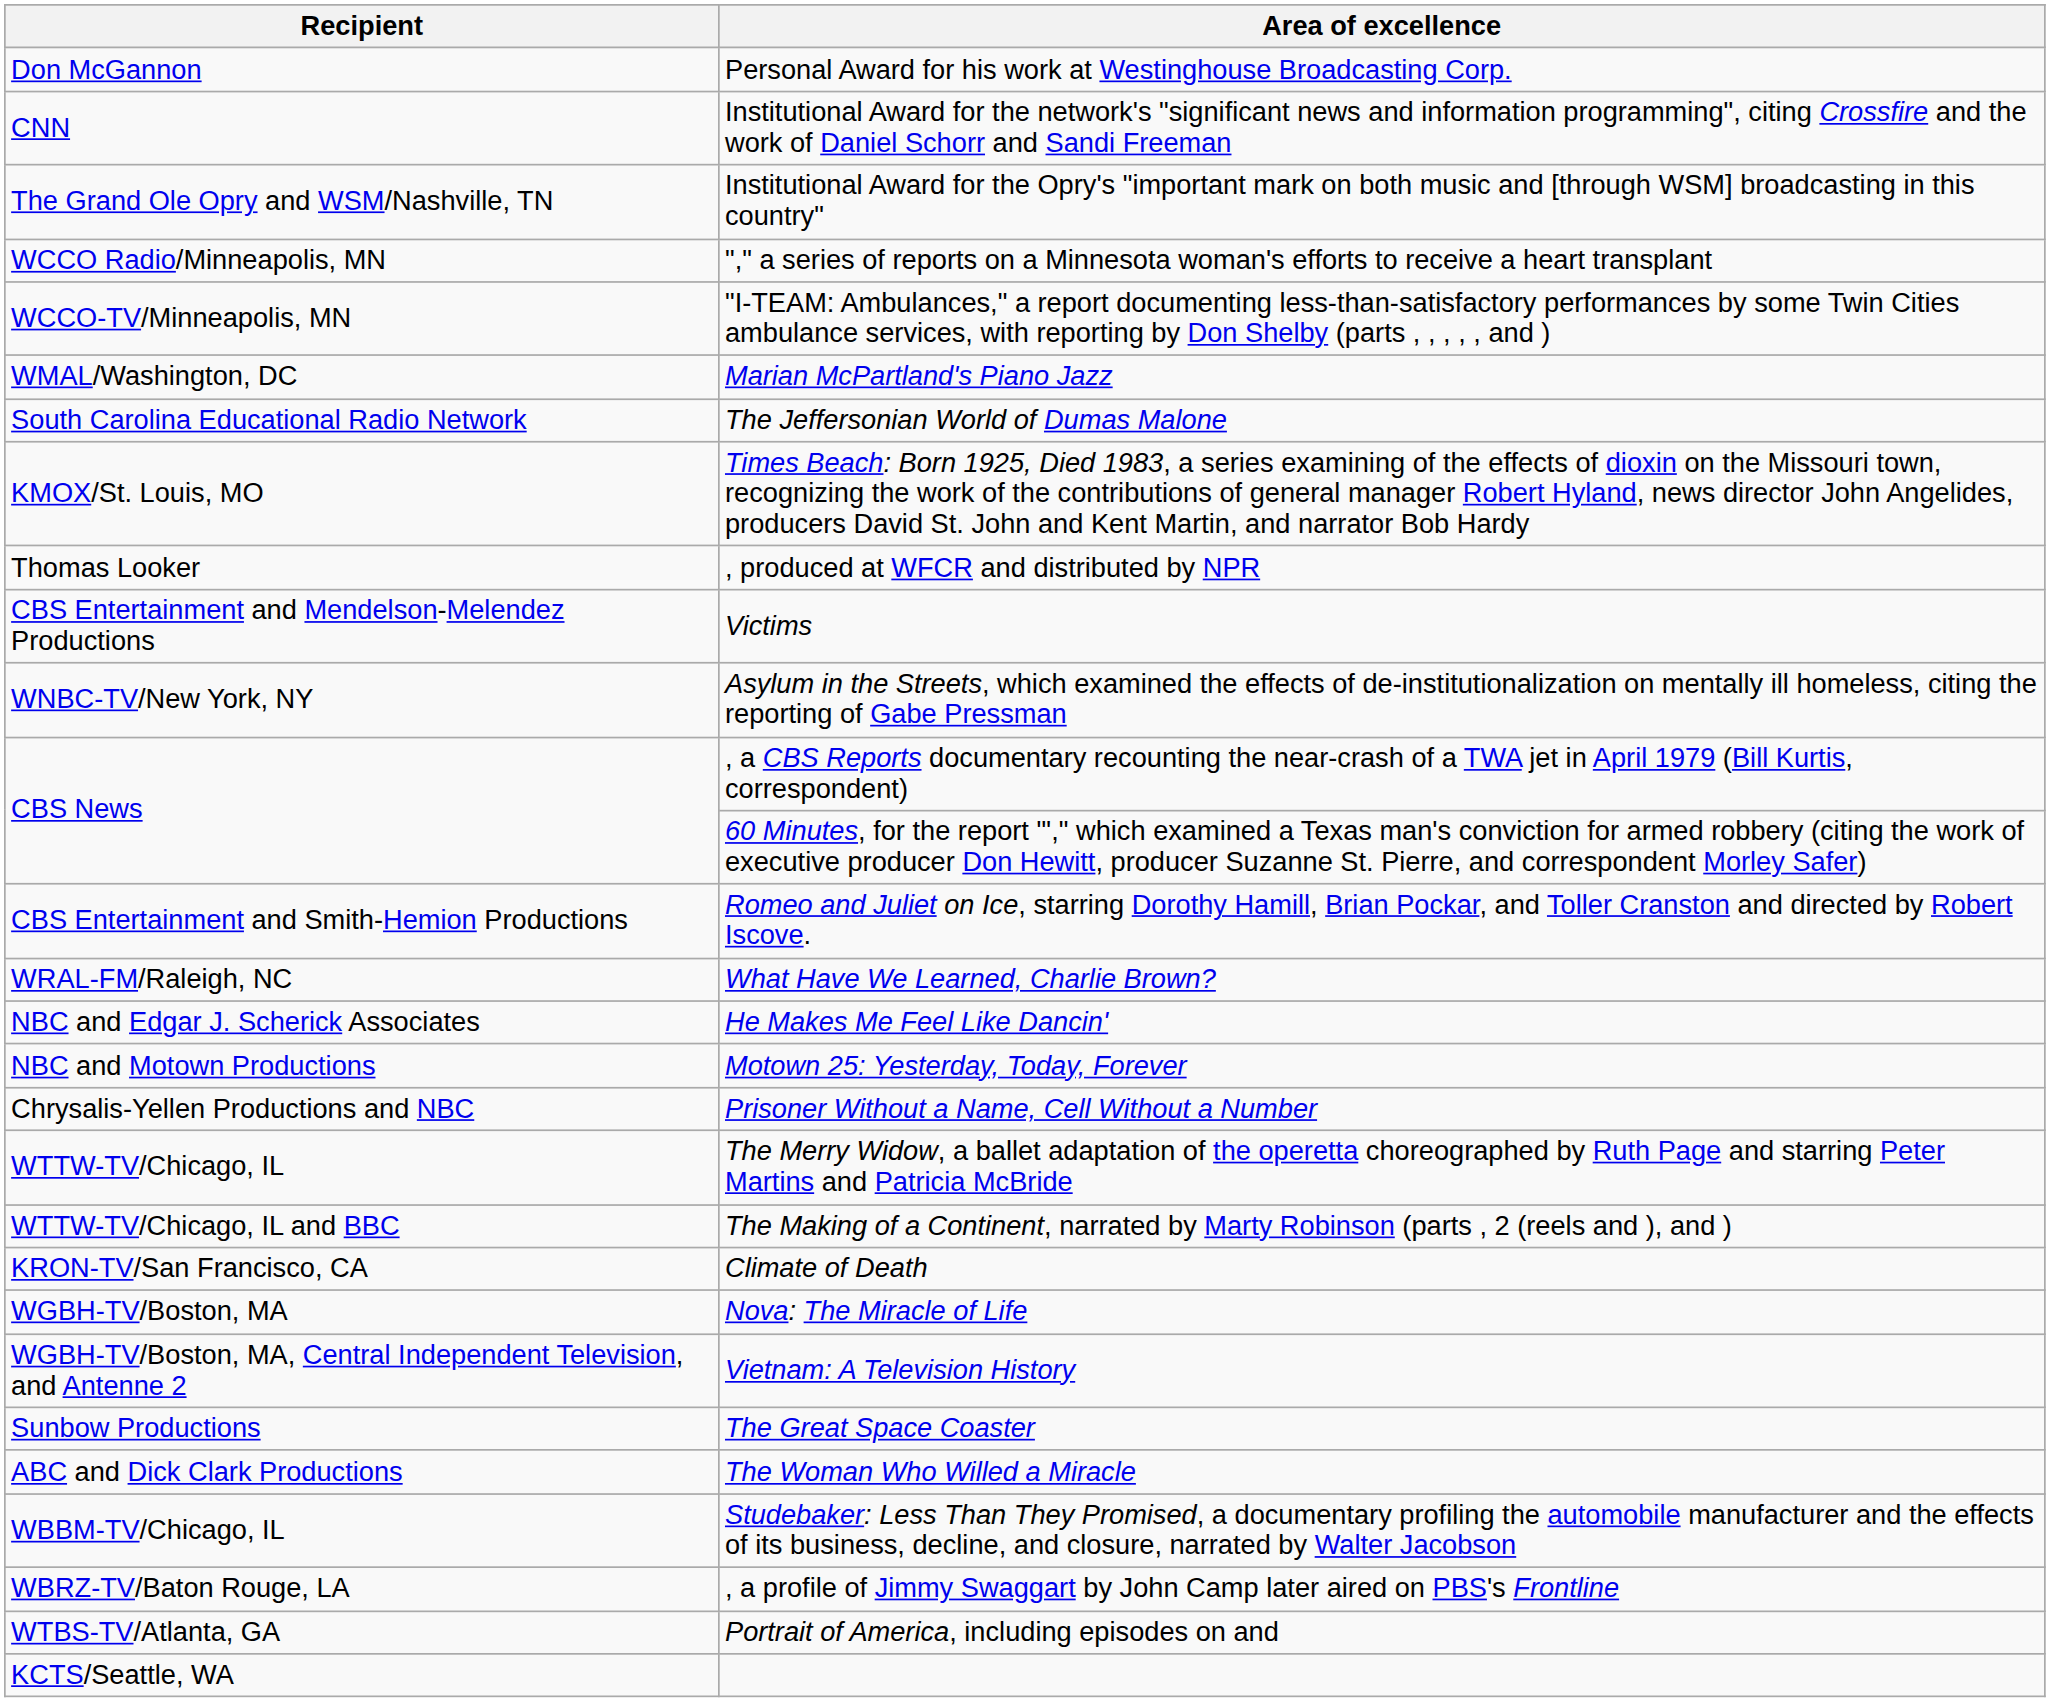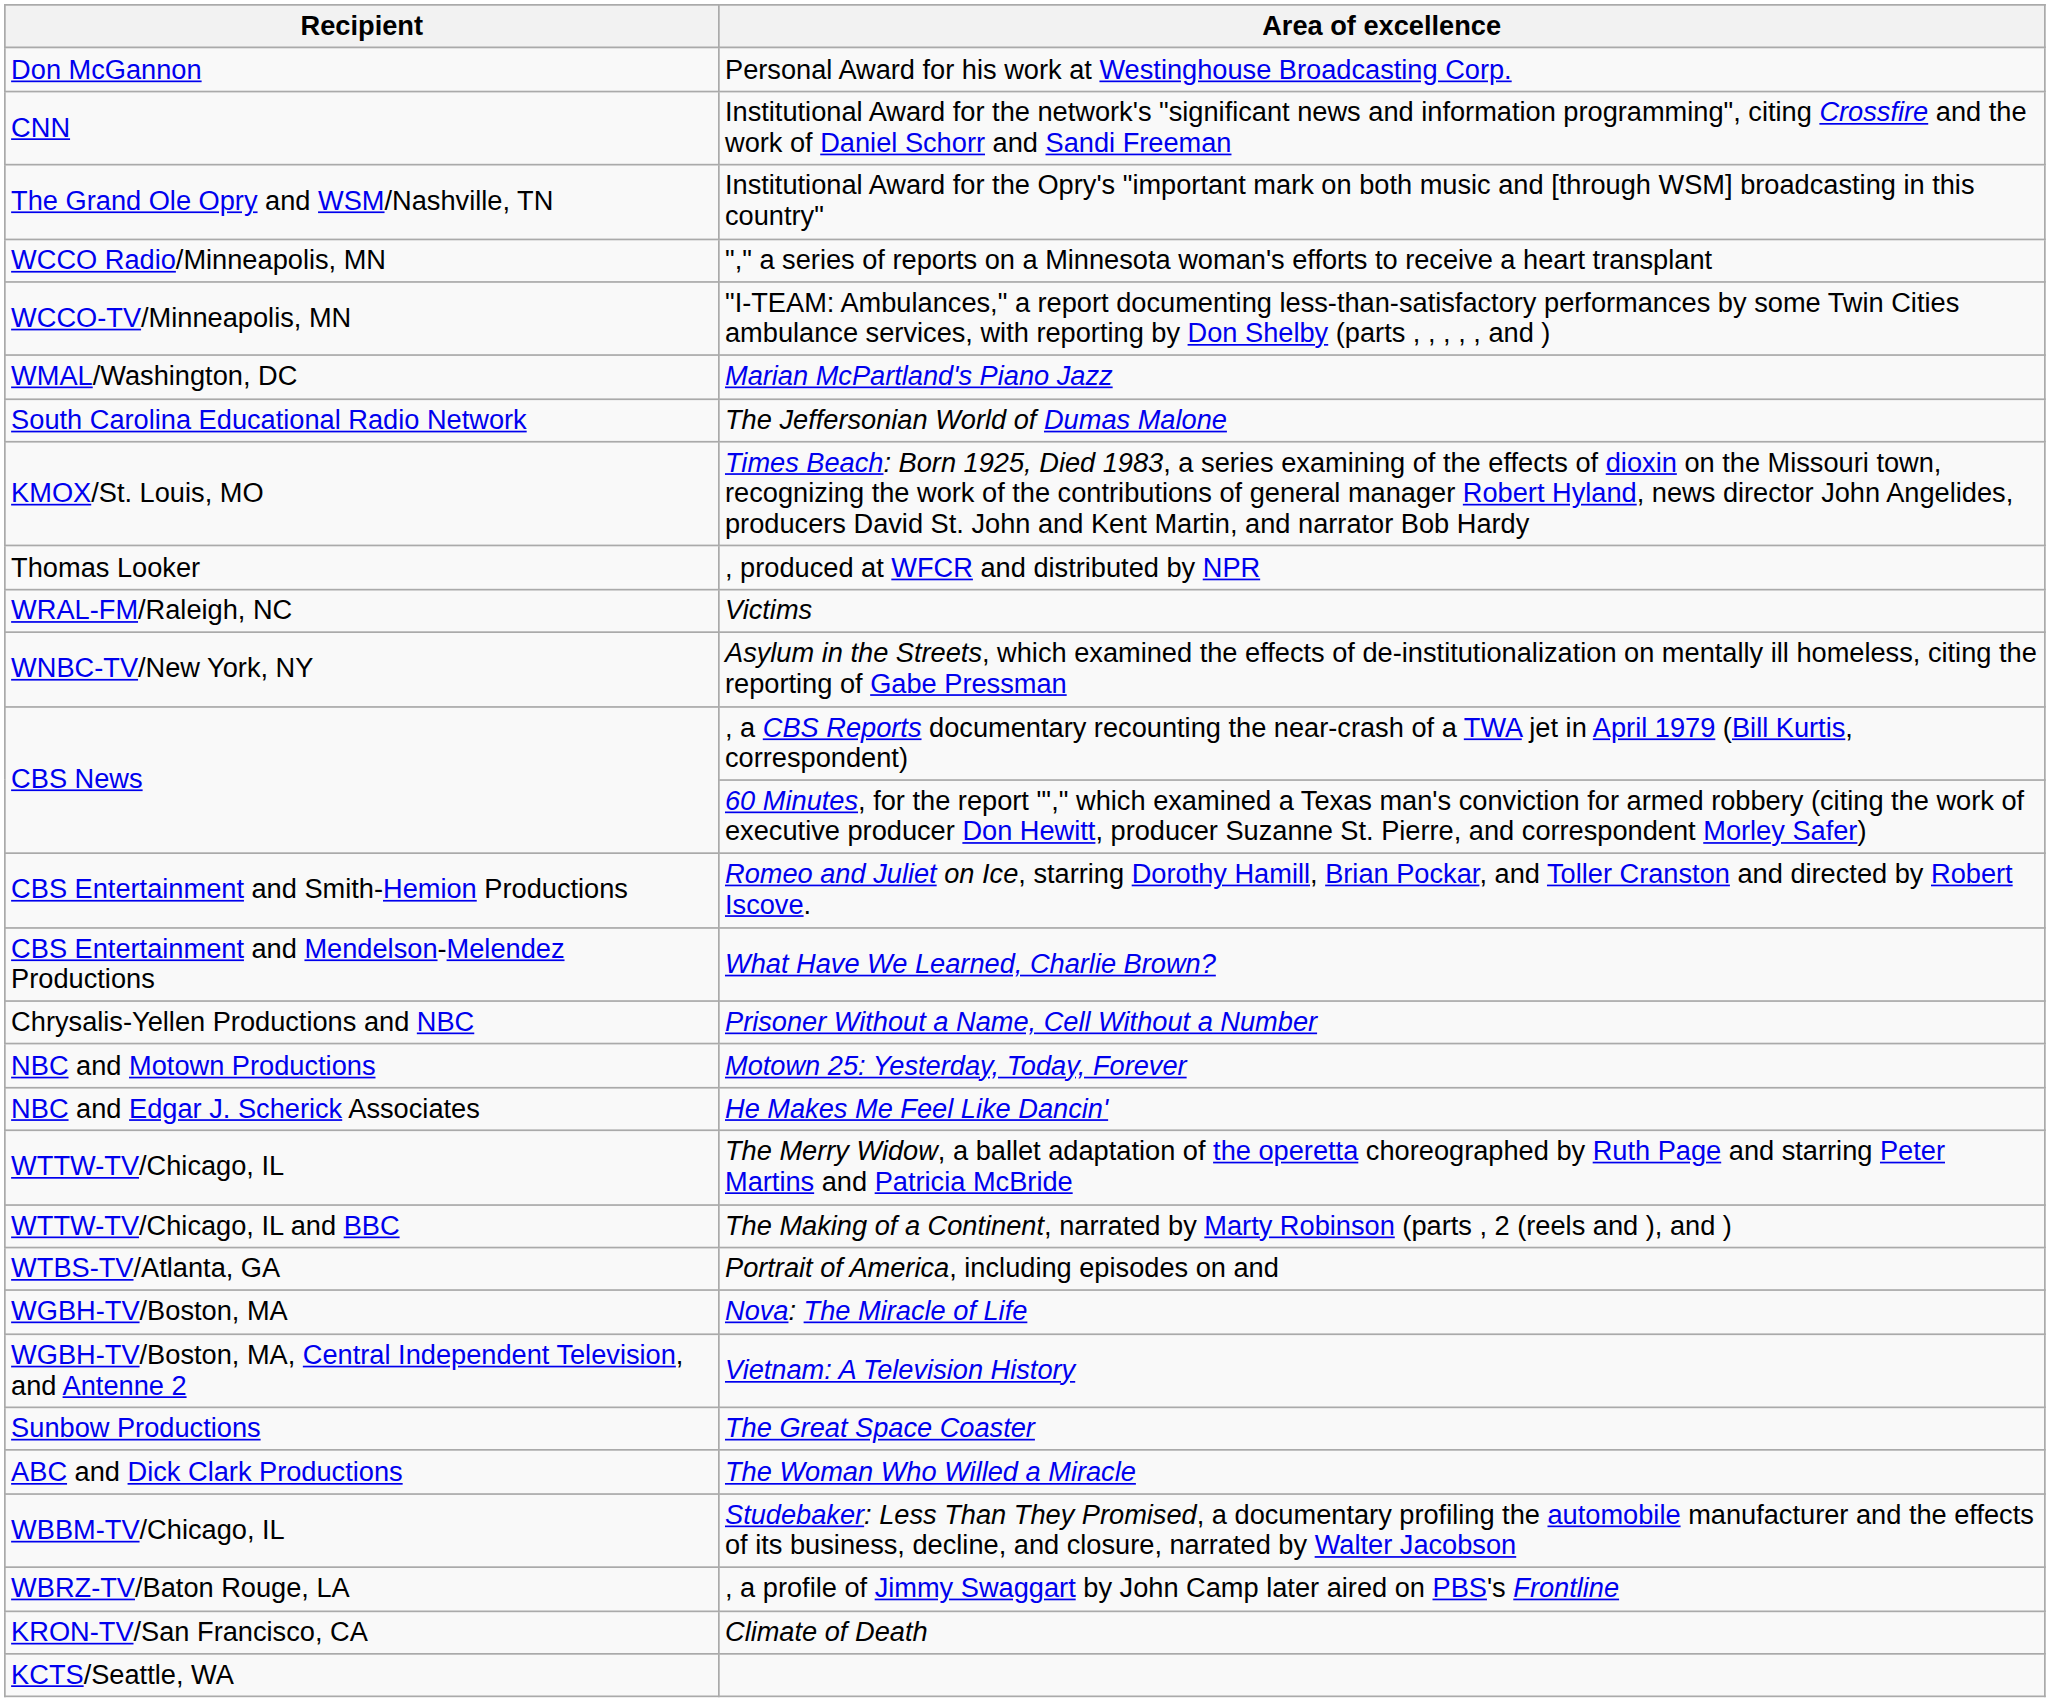(288, 625) CBS Entertainment and Mendelson-Melendez Productions -> (152, 610) WRAL-FM/Raleigh, NC
(152, 979) WRAL-FM/Raleigh, NC -> (288, 963) CBS Entertainment and Mendelson-Melendez Productions
rows swapped: (1021, 1108) <-> (917, 1022)
rows swapped: (1002, 1631) <-> (826, 1268)
